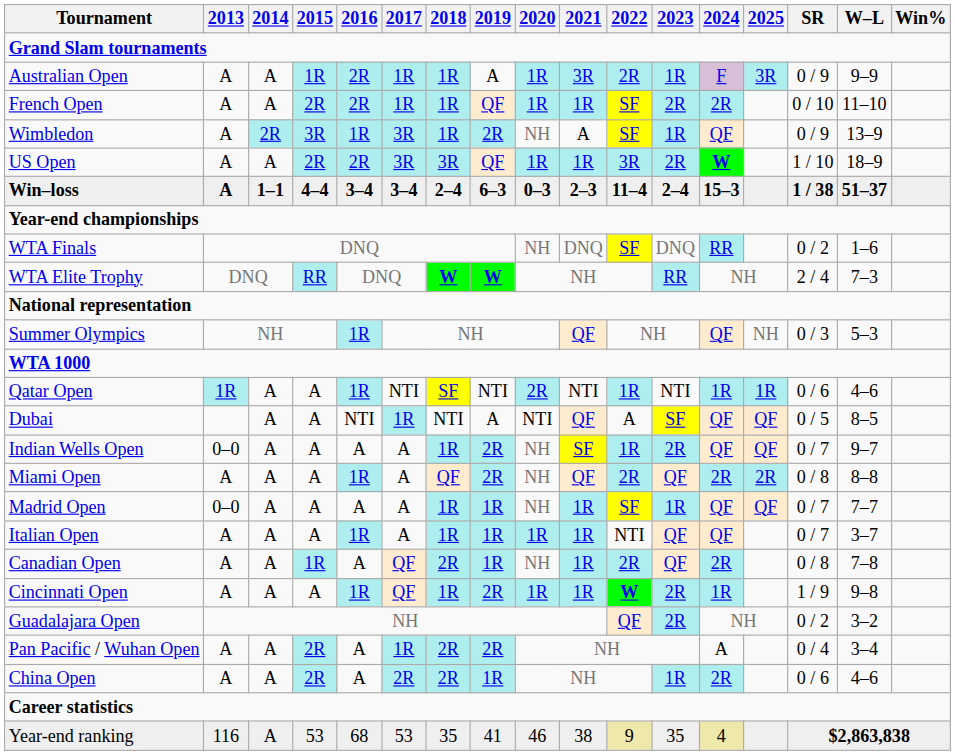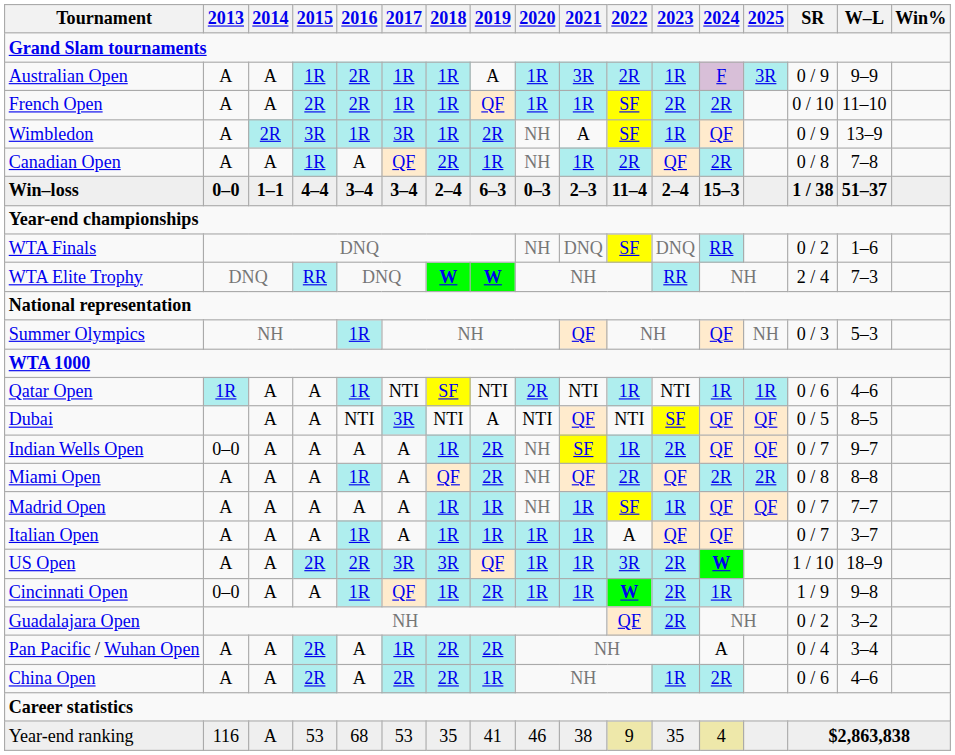rows swapped: (42, 162) <-> (65, 563)
(226, 190) A -> (226, 190) 0–0
(404, 420) 1R -> (404, 420) 3R
(629, 420) A -> (629, 420) NTI
(226, 506) 0–0 -> (226, 506) A
(629, 534) NTI -> (629, 534) A
(226, 592) A -> (226, 592) 0–0
